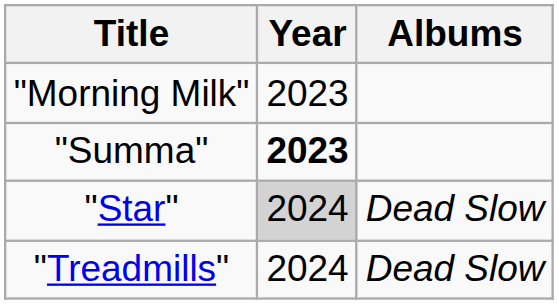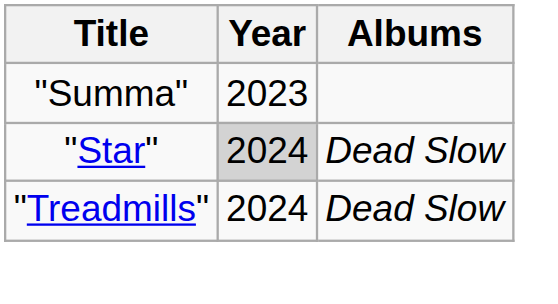- row: (132, 92)
(308, 151) bold -> (267, 92) normal
